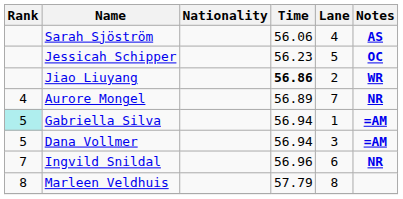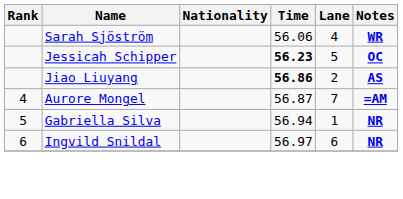(375, 36) AS -> (375, 36) WR
(293, 57) normal -> (293, 57) bold
(375, 78) WR -> (375, 78) AS
(293, 99) 56.89 -> (293, 99) 56.87
(375, 99) NR -> (375, 99) =AM
(23, 120) paleturquoise background -> (23, 120) no background
(375, 120) =AM -> (375, 120) NR
- row: (91, 141)
(23, 162) 7 -> (23, 141) 6
(293, 162) 56.96 -> (293, 141) 56.97
- row: (107, 183)
